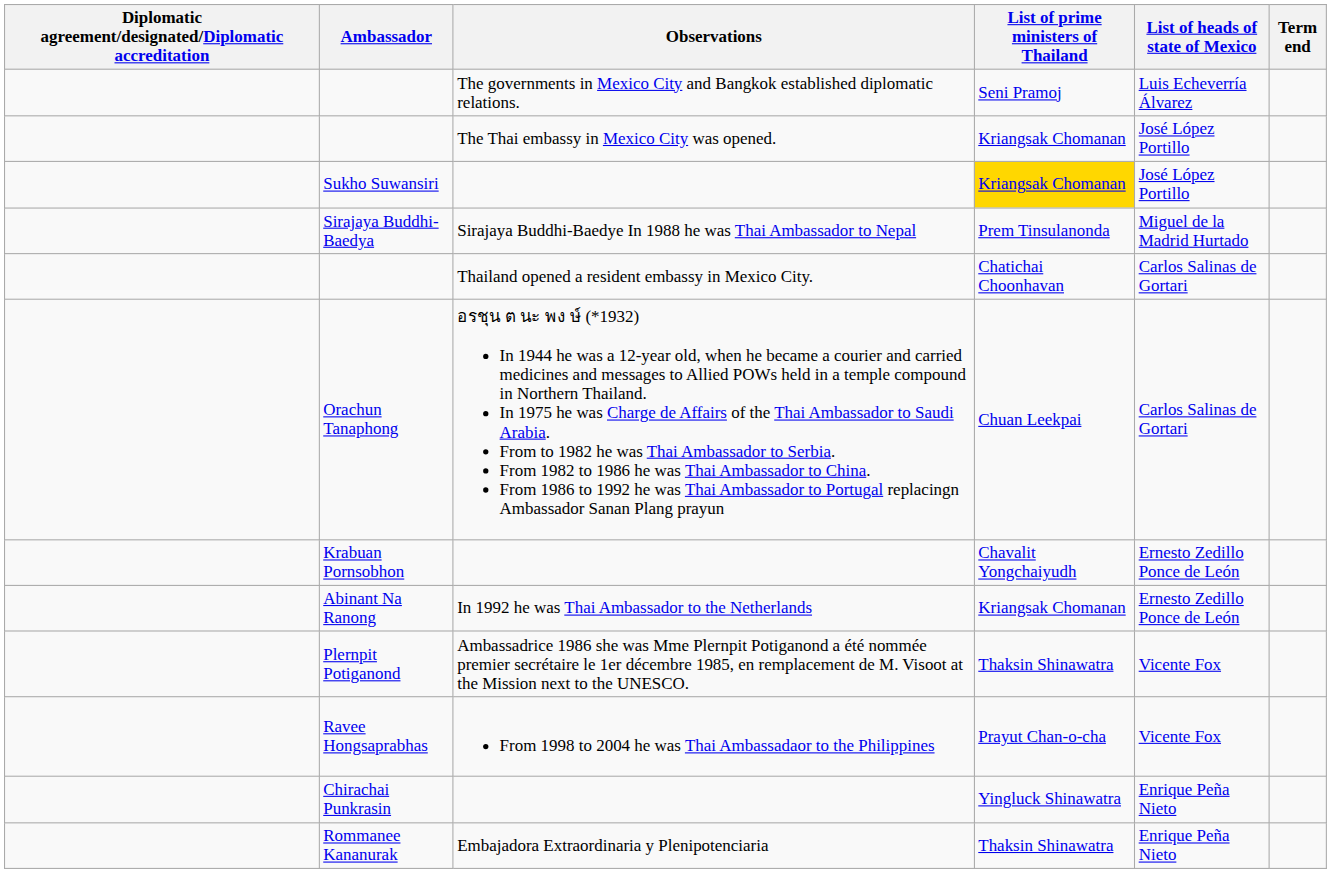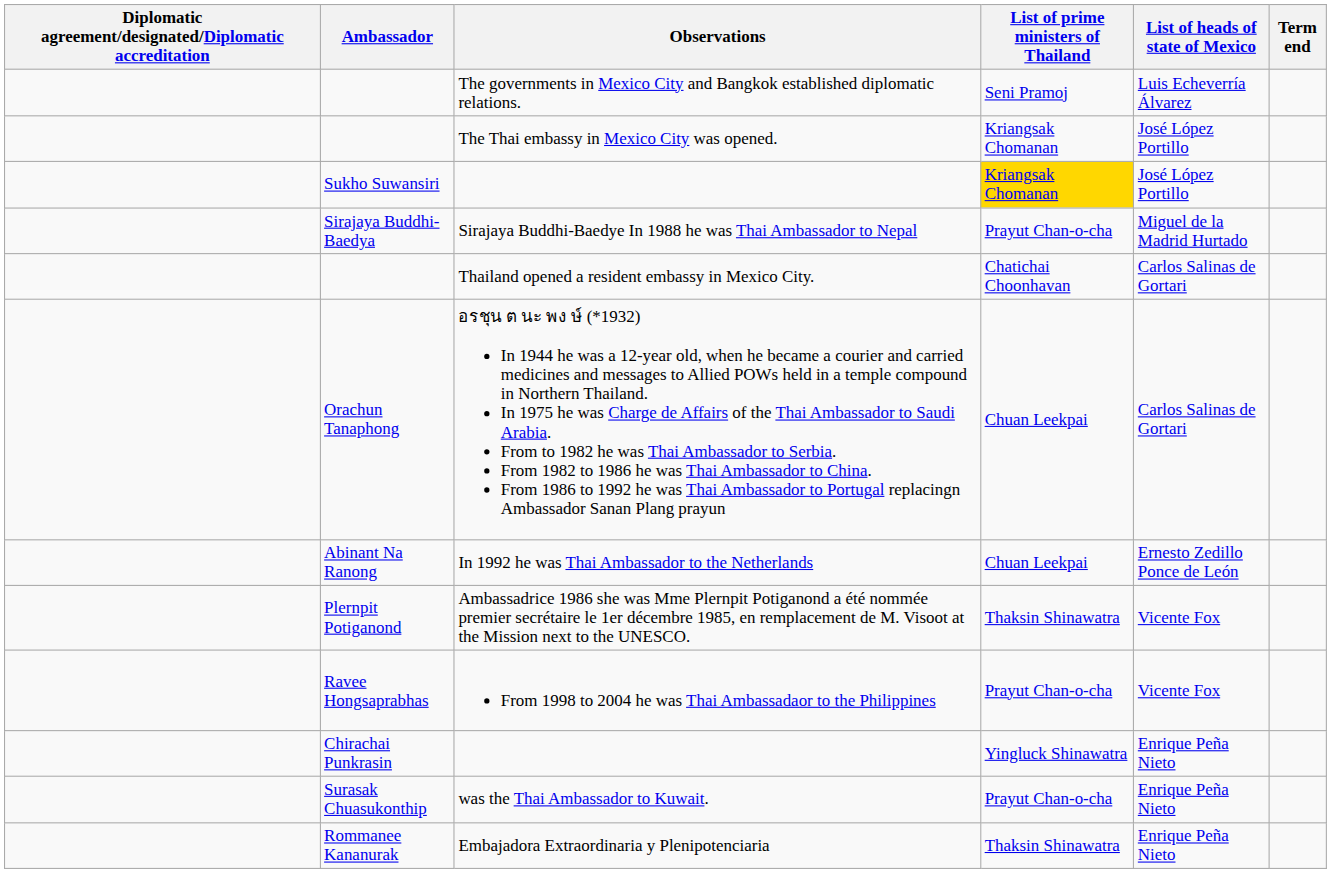(1044, 230) Prem Tinsulanonda -> (1048, 230) Prayut Chan-o-cha
- row: (364, 562)
(1052, 608) Kriangsak Chomanan -> (1036, 562) Chuan Leekpai
+ row: (375, 799)
